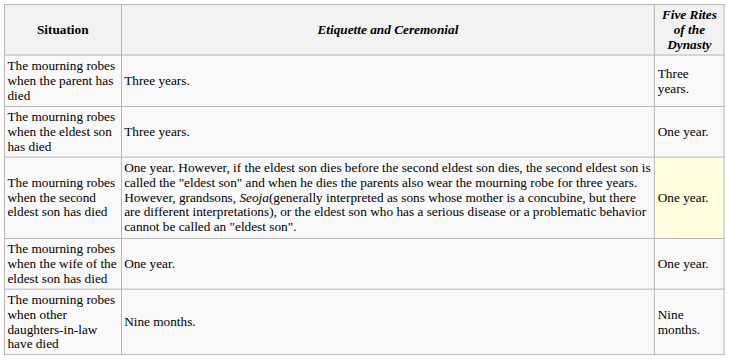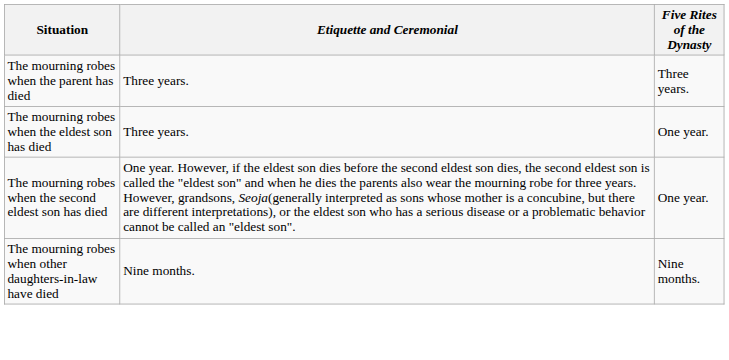(683, 197) lightyellow background -> (683, 197) no background
- row: (62, 263)
